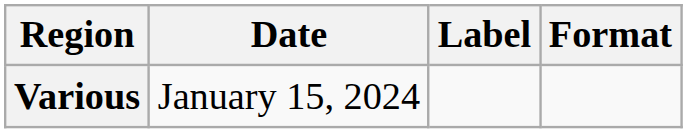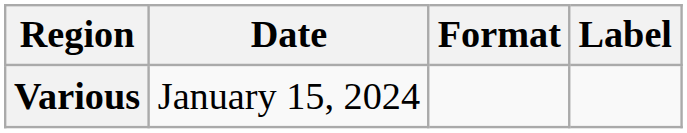columns swapped: (610, 34) <-> (484, 34)
